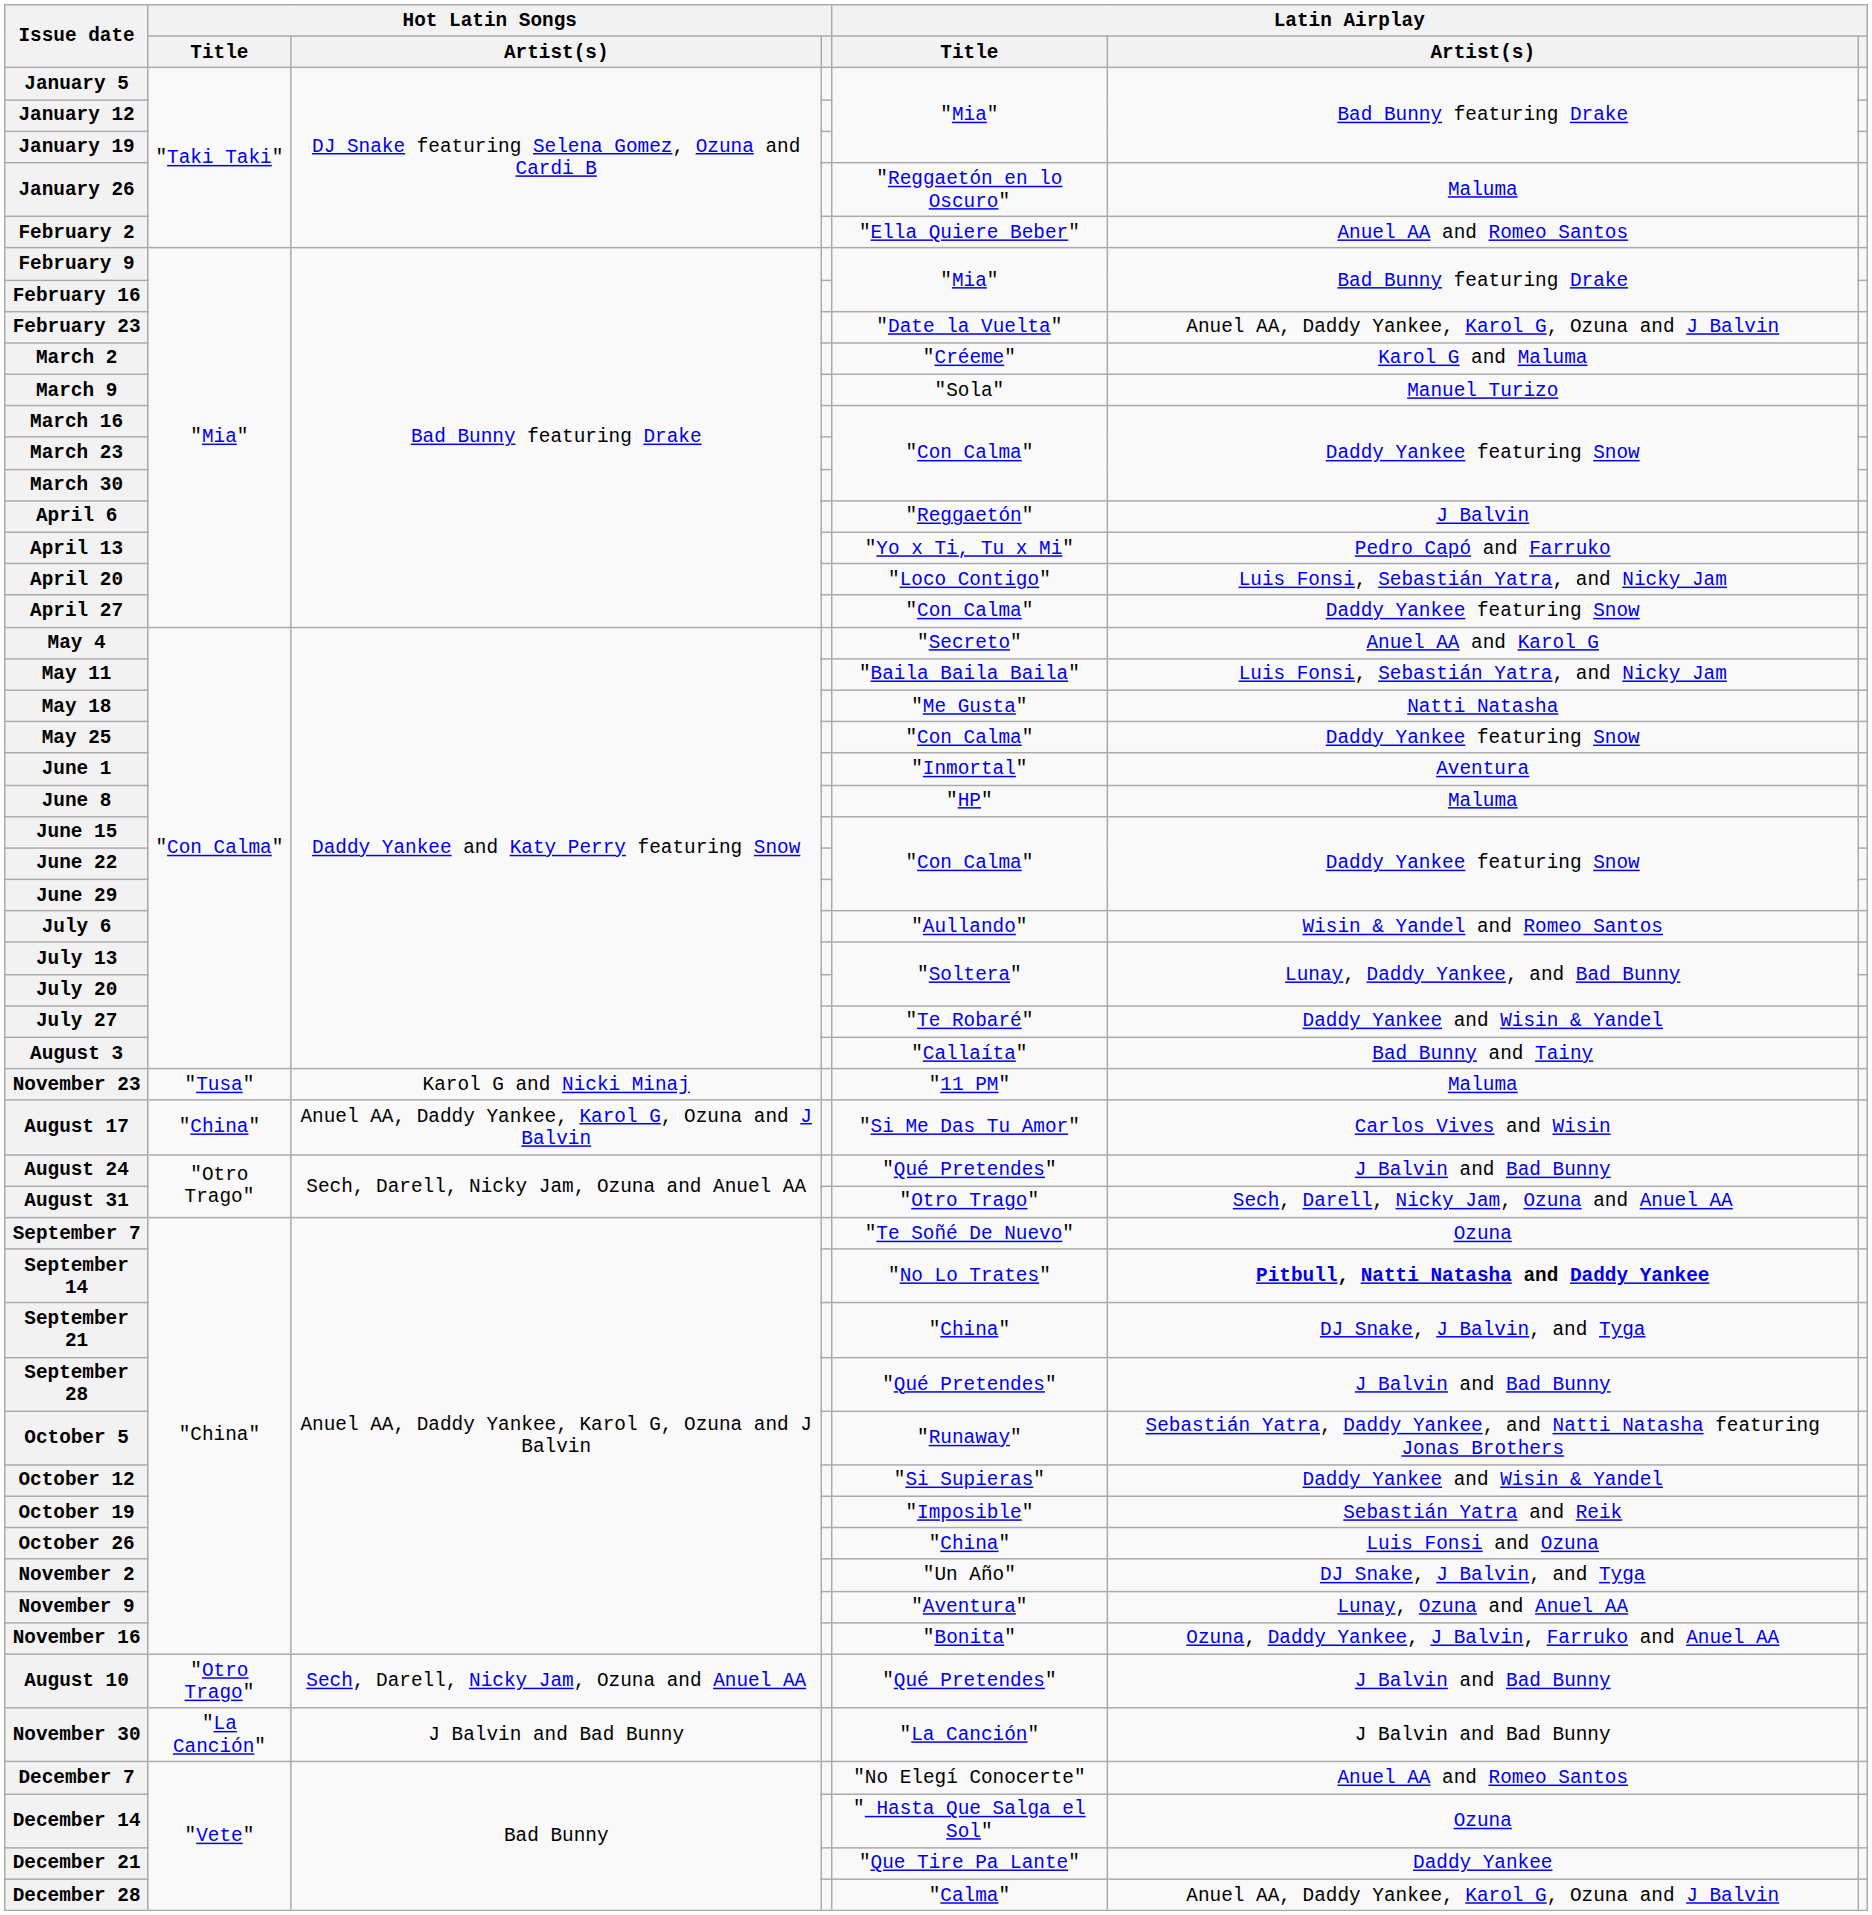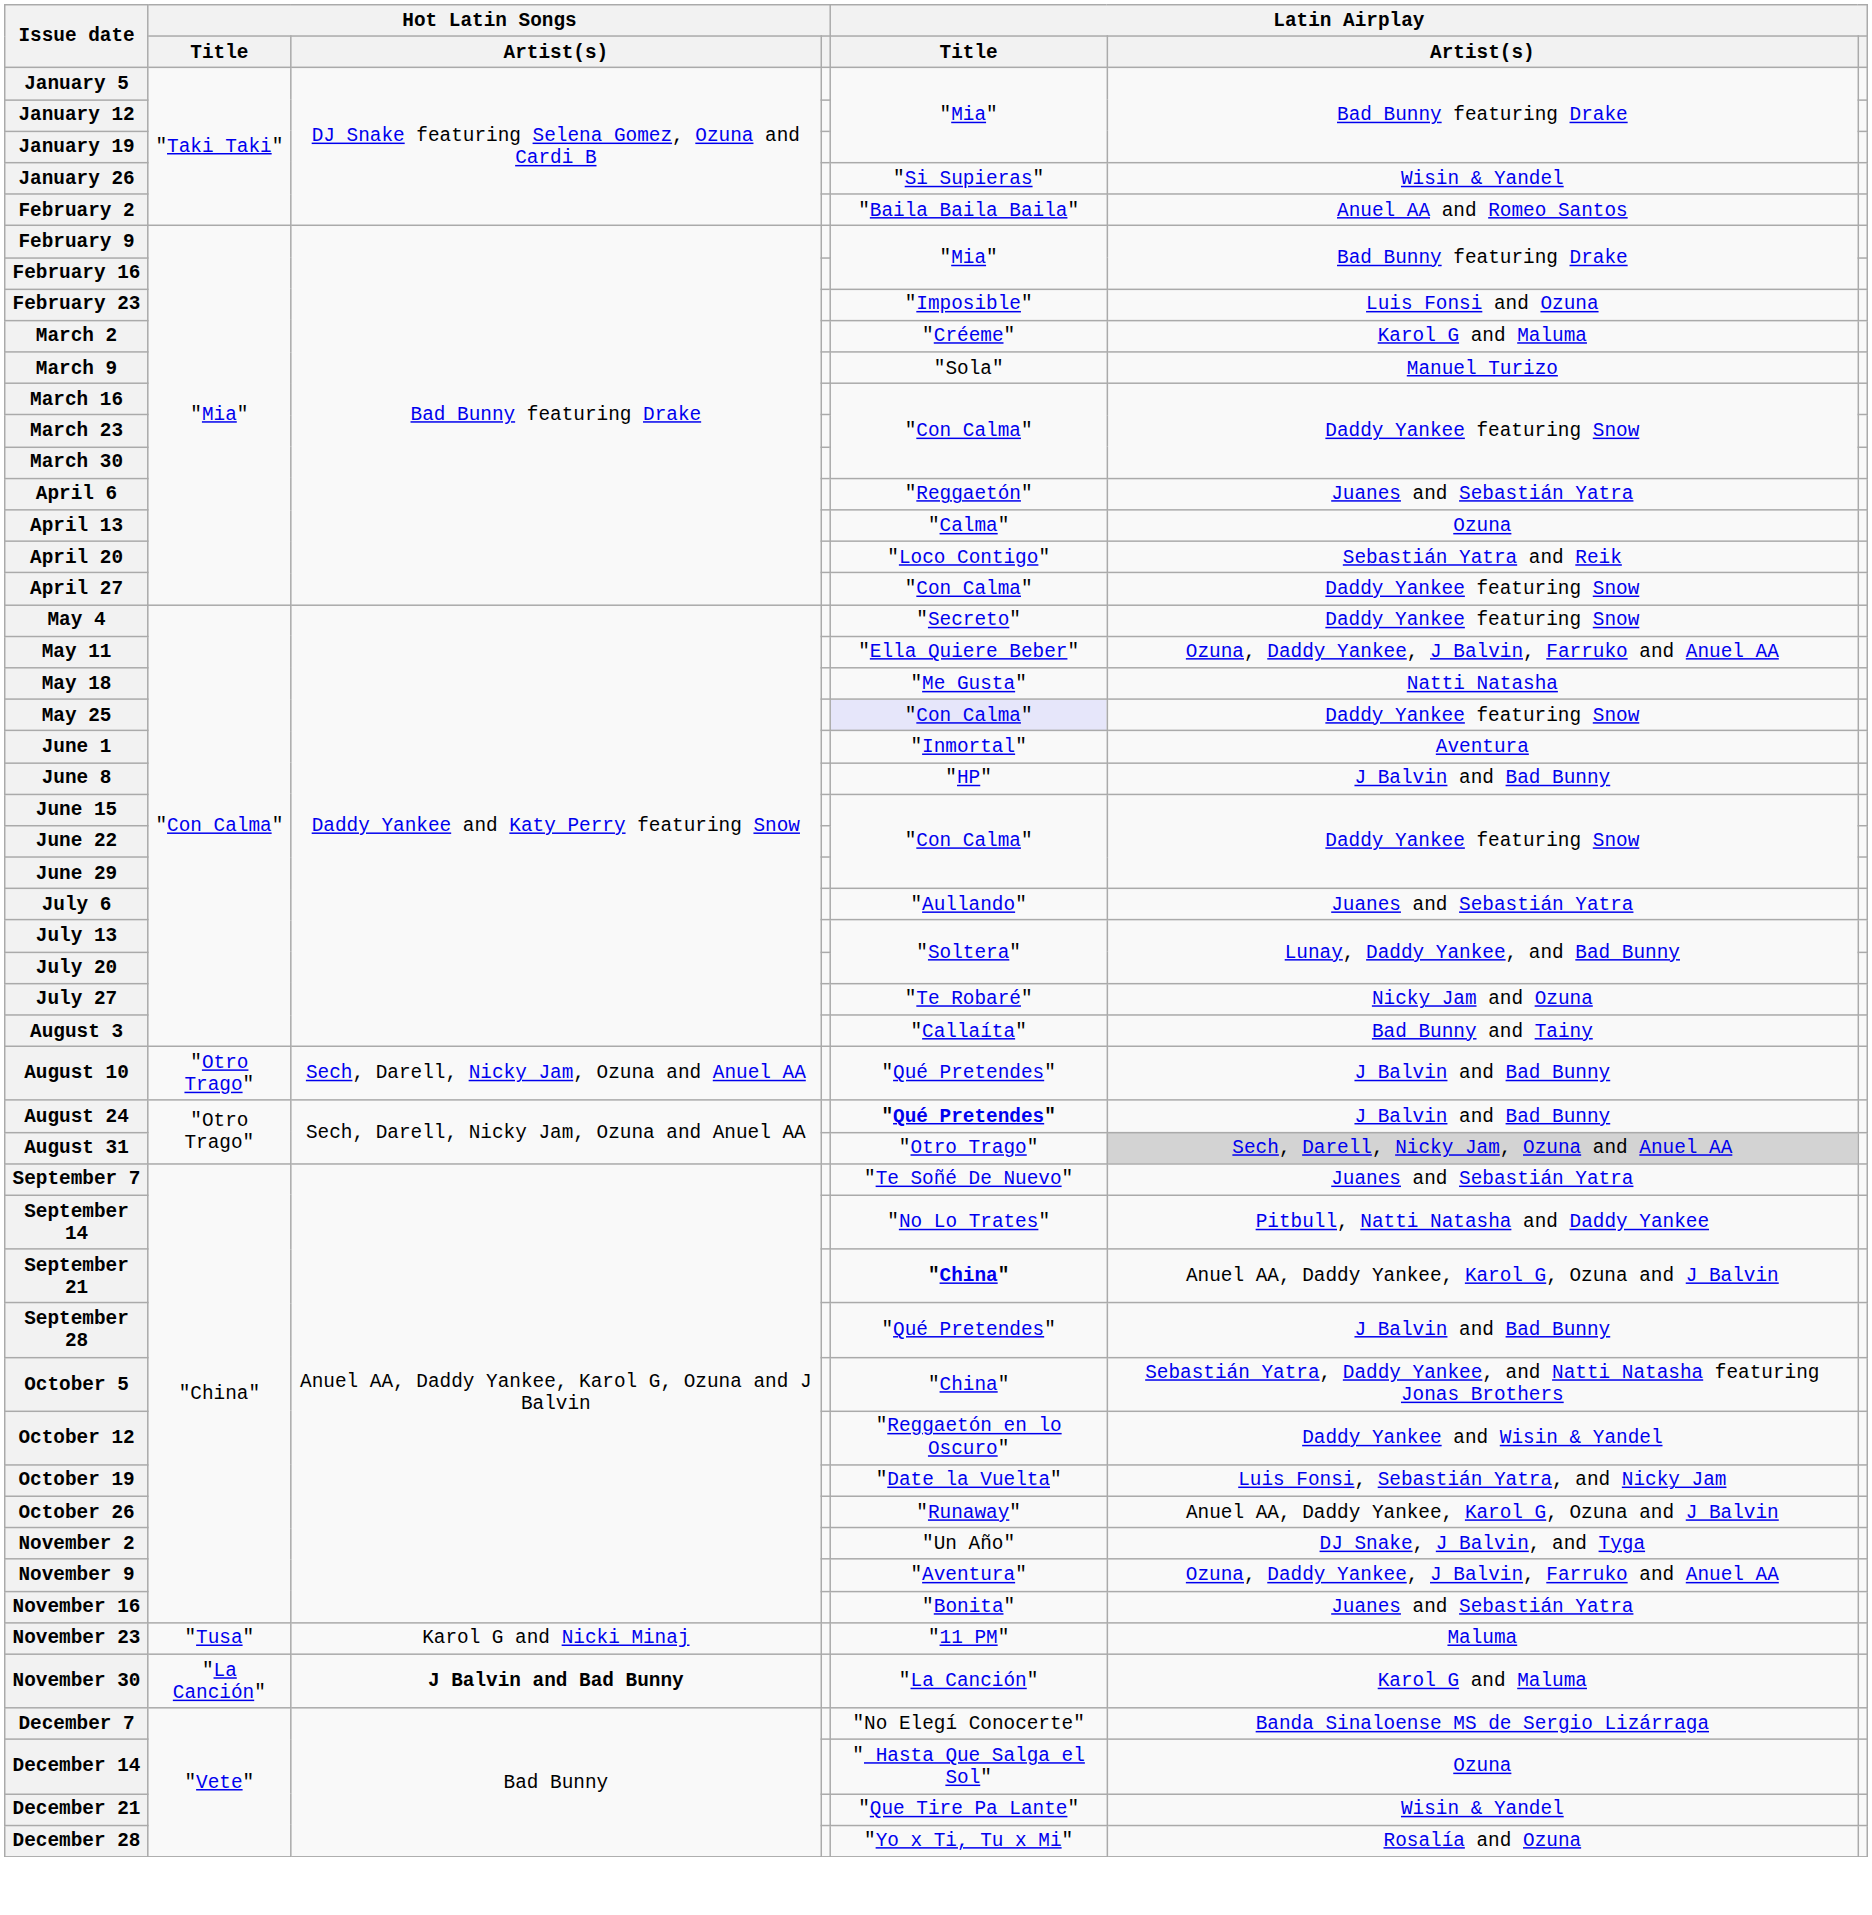(969, 190) "Reggaetón en lo Oscuro" -> (969, 178) "Si Supieras"
(1483, 190) Maluma -> (1482, 178) Wisin & Yandel
(969, 232) "Ella Quiere Beber" -> (969, 210) "Baila Baila Baila"
(969, 327) "Date la Vuelta" -> (969, 305) "Imposible"
(1483, 327) Anuel AA, Daddy Yankee, Karol G, Ozuna and J Balvin -> (1482, 305) Luis Fonsi and Ozuna
(1483, 516) J Balvin -> (1482, 494) Juanes and Sebastián Yatra
(969, 548) "Yo x Ti, Tu x Mi" -> (969, 526) "Calma"
(1483, 548) Pedro Capó and Farruko -> (1482, 526) Ozuna
(1483, 580) Luis Fonsi, Sebastián Yatra, and Nicky Jam -> (1482, 557) Sebastián Yatra and Reik
(1483, 643) Anuel AA and Karol G -> (1482, 620) Daddy Yankee featuring Snow
(969, 674) "Baila Baila Baila" -> (969, 652) "Ella Quiere Beber"
(1483, 674) Luis Fonsi, Sebastián Yatra, and Nicky Jam -> (1482, 652) Ozuna, Daddy Yankee, J Balvin, Farruko and Anuel AA
(969, 737) no background -> (969, 715) lavender background
(1483, 801) Maluma -> (1482, 778) J Balvin and Bad Bunny
(1483, 927) Wisin & Yandel and Romeo Santos -> (1482, 904) Juanes and Sebastián Yatra
(1483, 1022) Daddy Yankee and Wisin & Yandel -> (1482, 999) Nicky Jam and Ozuna
rows swapped: (77, 1681) <-> (77, 1085)
- row: (77, 1127)
(969, 1170) normal -> (969, 1116) bold
(1483, 1202) no background -> (1482, 1148) lightgrey background
(1483, 1233) Ozuna -> (1482, 1179) Juanes and Sebastián Yatra
(1483, 1276) bold -> (1482, 1222) normal
(969, 1330) normal -> (969, 1276) bold
(1483, 1330) DJ Snake, J Balvin, and Tyga -> (1482, 1276) Anuel AA, Daddy Yankee, Karol G, Ozuna and J Balvin
(969, 1438) "Runaway" -> (969, 1384) "China"
(969, 1481) "Si Supieras" -> (969, 1438) "Reggaetón en lo Oscuro"
(969, 1512) "Imposible" -> (969, 1481) "Date la Vuelta"
(1483, 1512) Sebastián Yatra and Reik -> (1482, 1481) Luis Fonsi, Sebastián Yatra, and Nicky Jam
(969, 1544) "China" -> (969, 1512) "Runaway"
(1483, 1544) Luis Fonsi and Ozuna -> (1482, 1512) Anuel AA, Daddy Yankee, Karol G, Ozuna and J Balvin
(1483, 1607) Lunay, Ozuna and Anuel AA -> (1482, 1575) Ozuna, Daddy Yankee, J Balvin, Farruko and Anuel AA
(1483, 1638) Ozuna, Daddy Yankee, J Balvin, Farruko and Anuel AA -> (1482, 1607) Juanes and Sebastián Yatra
(556, 1735) normal -> (556, 1681) bold
(1483, 1735) J Balvin and Bad Bunny -> (1482, 1681) Karol G and Maluma
(1483, 1778) Anuel AA and Romeo Santos -> (1482, 1724) Banda Sinaloense MS de Sergio Lizárraga
(1483, 1863) Daddy Yankee -> (1482, 1809) Wisin & Yandel
(969, 1895) "Calma" -> (969, 1841) "Yo x Ti, Tu x Mi"
(1483, 1895) Anuel AA, Daddy Yankee, Karol G, Ozuna and J Balvin -> (1482, 1841) Rosalía and Ozuna
